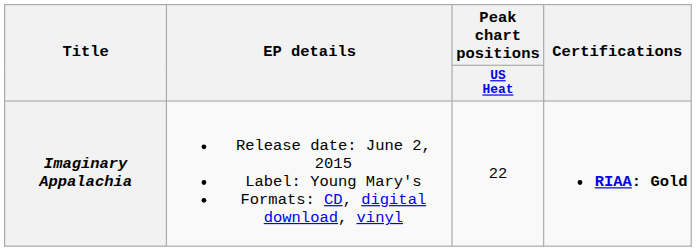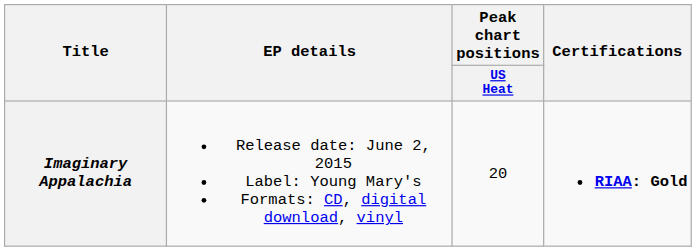(498, 173) 22 -> (498, 173) 20
